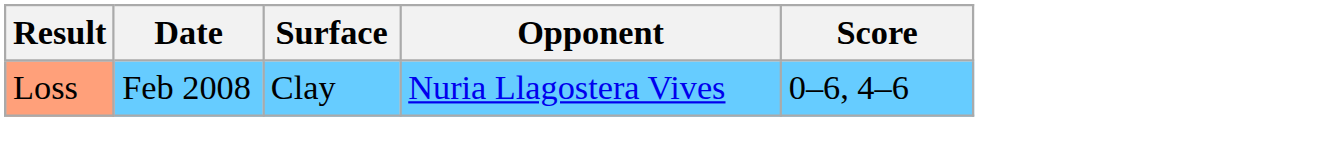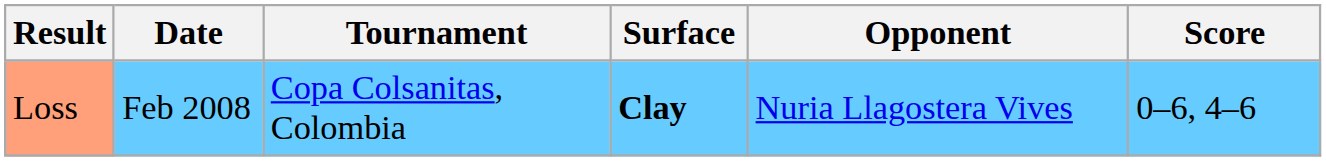+ column: (437, 31)
(303, 87) normal -> (652, 107) bold
